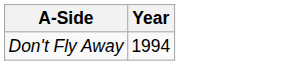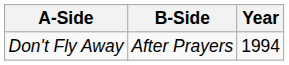+ column: (182, 18)
